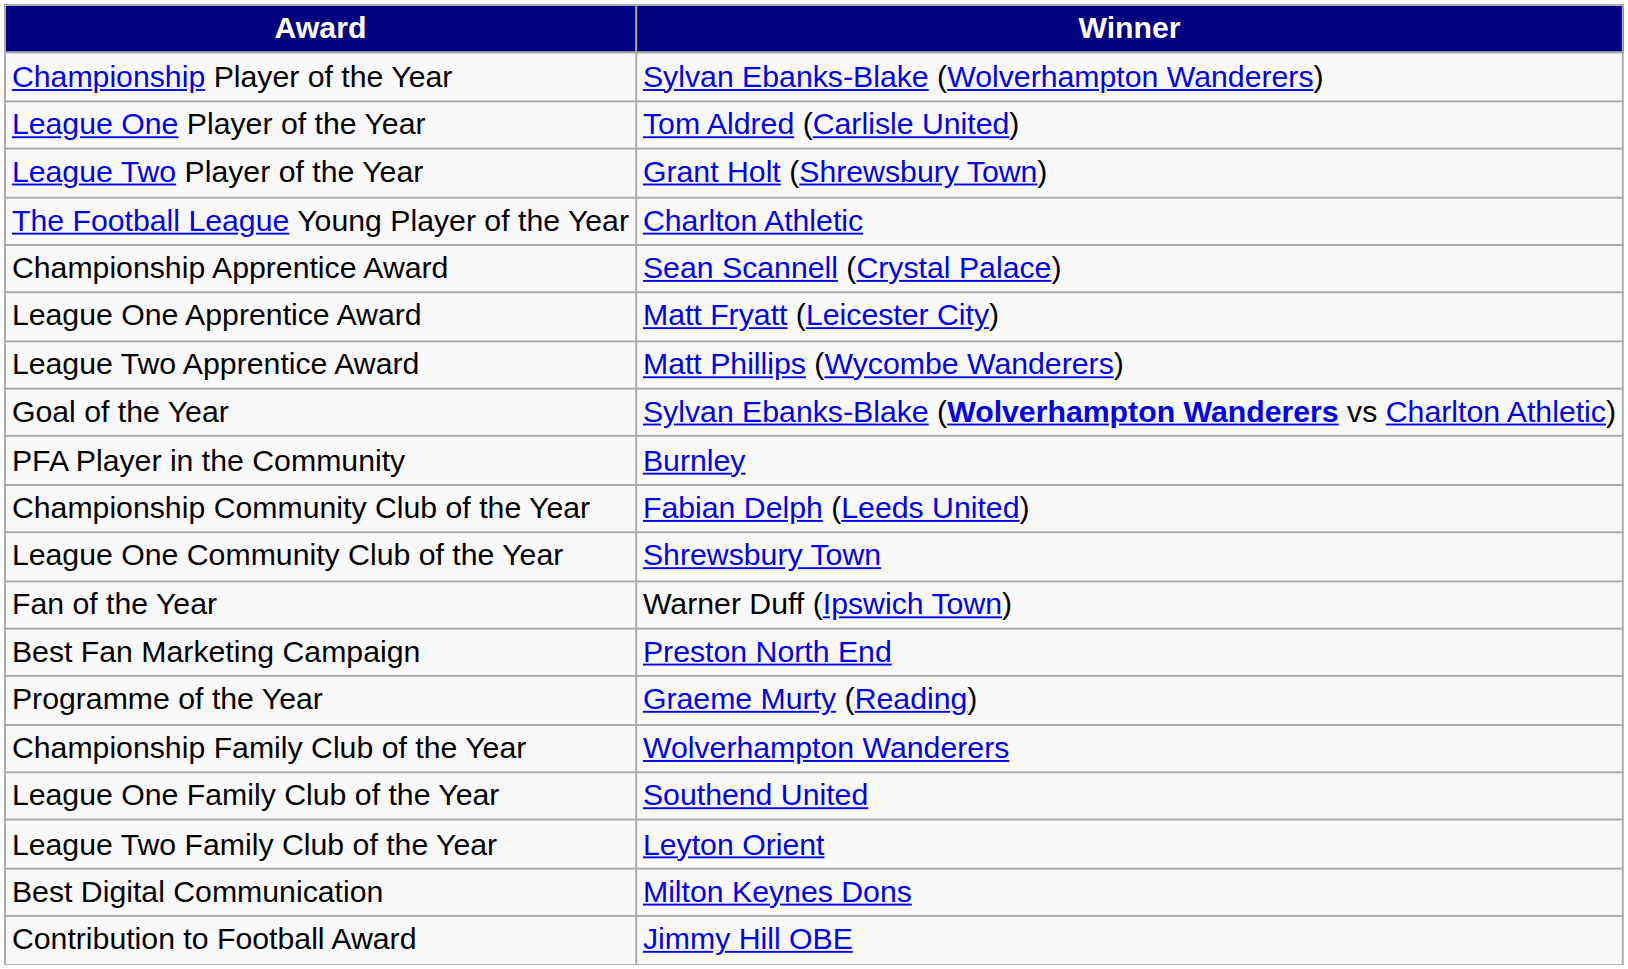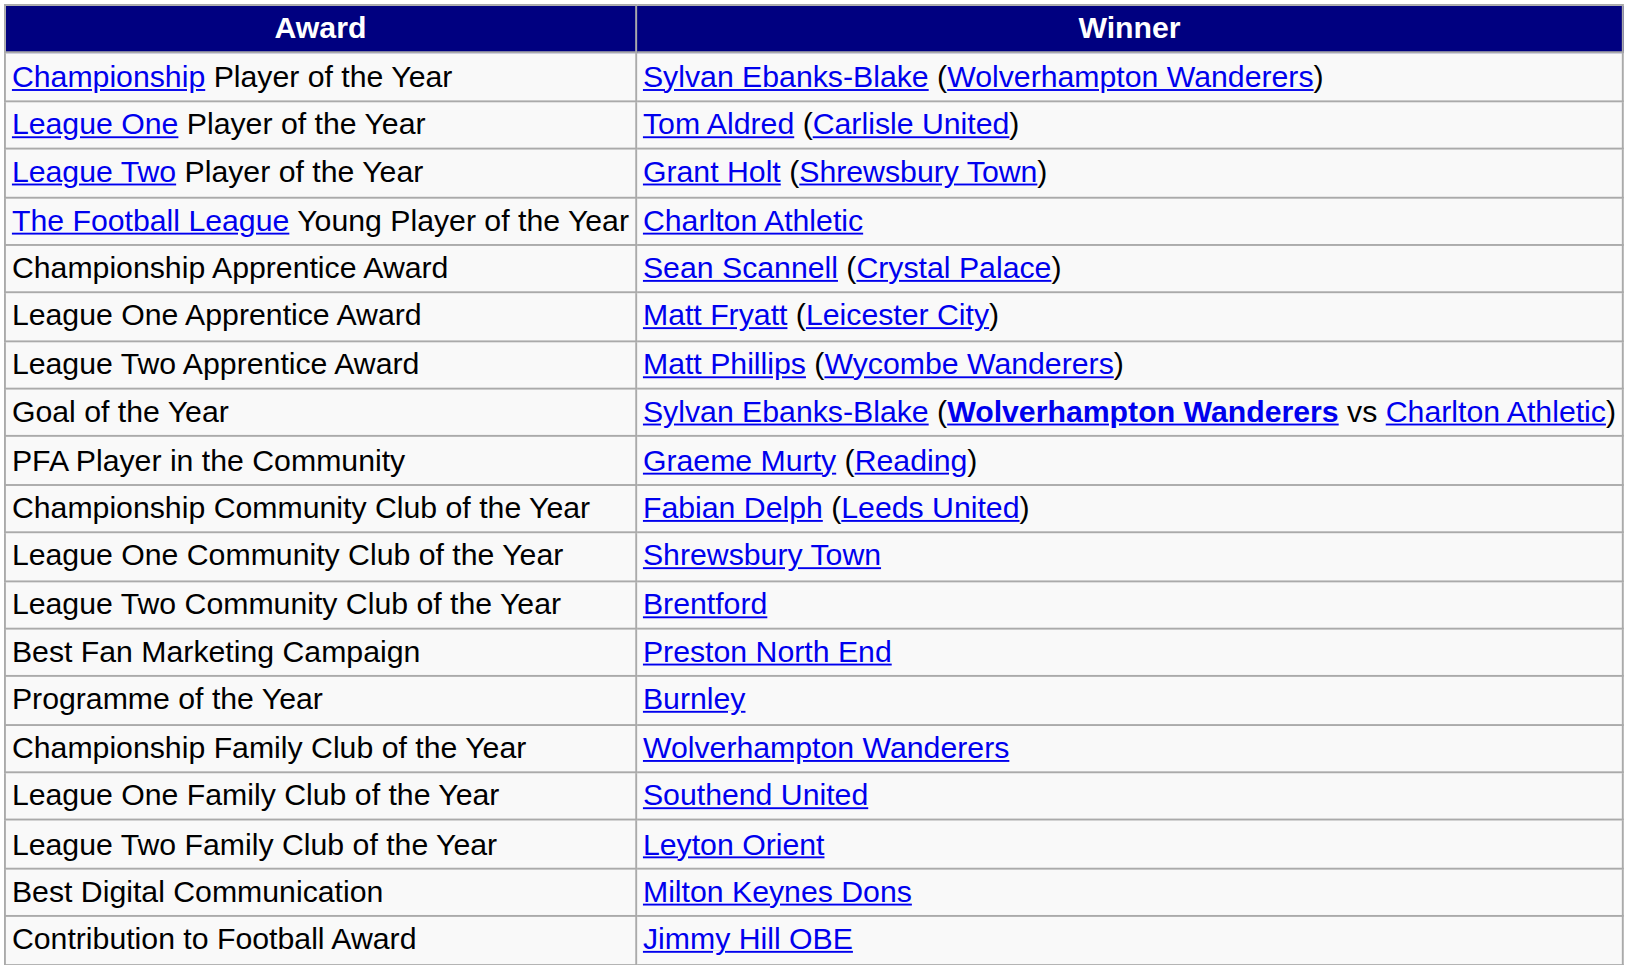(694, 460) Burnley -> (810, 460) Graeme Murty (Reading)
+ row: (286, 603)
- row: (114, 603)
(810, 699) Graeme Murty (Reading) -> (694, 699) Burnley
